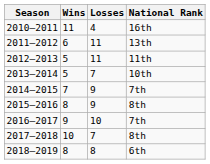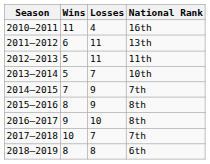(137, 120) 7th -> (137, 120) 8th
(137, 136) 8th -> (137, 136) 7th
